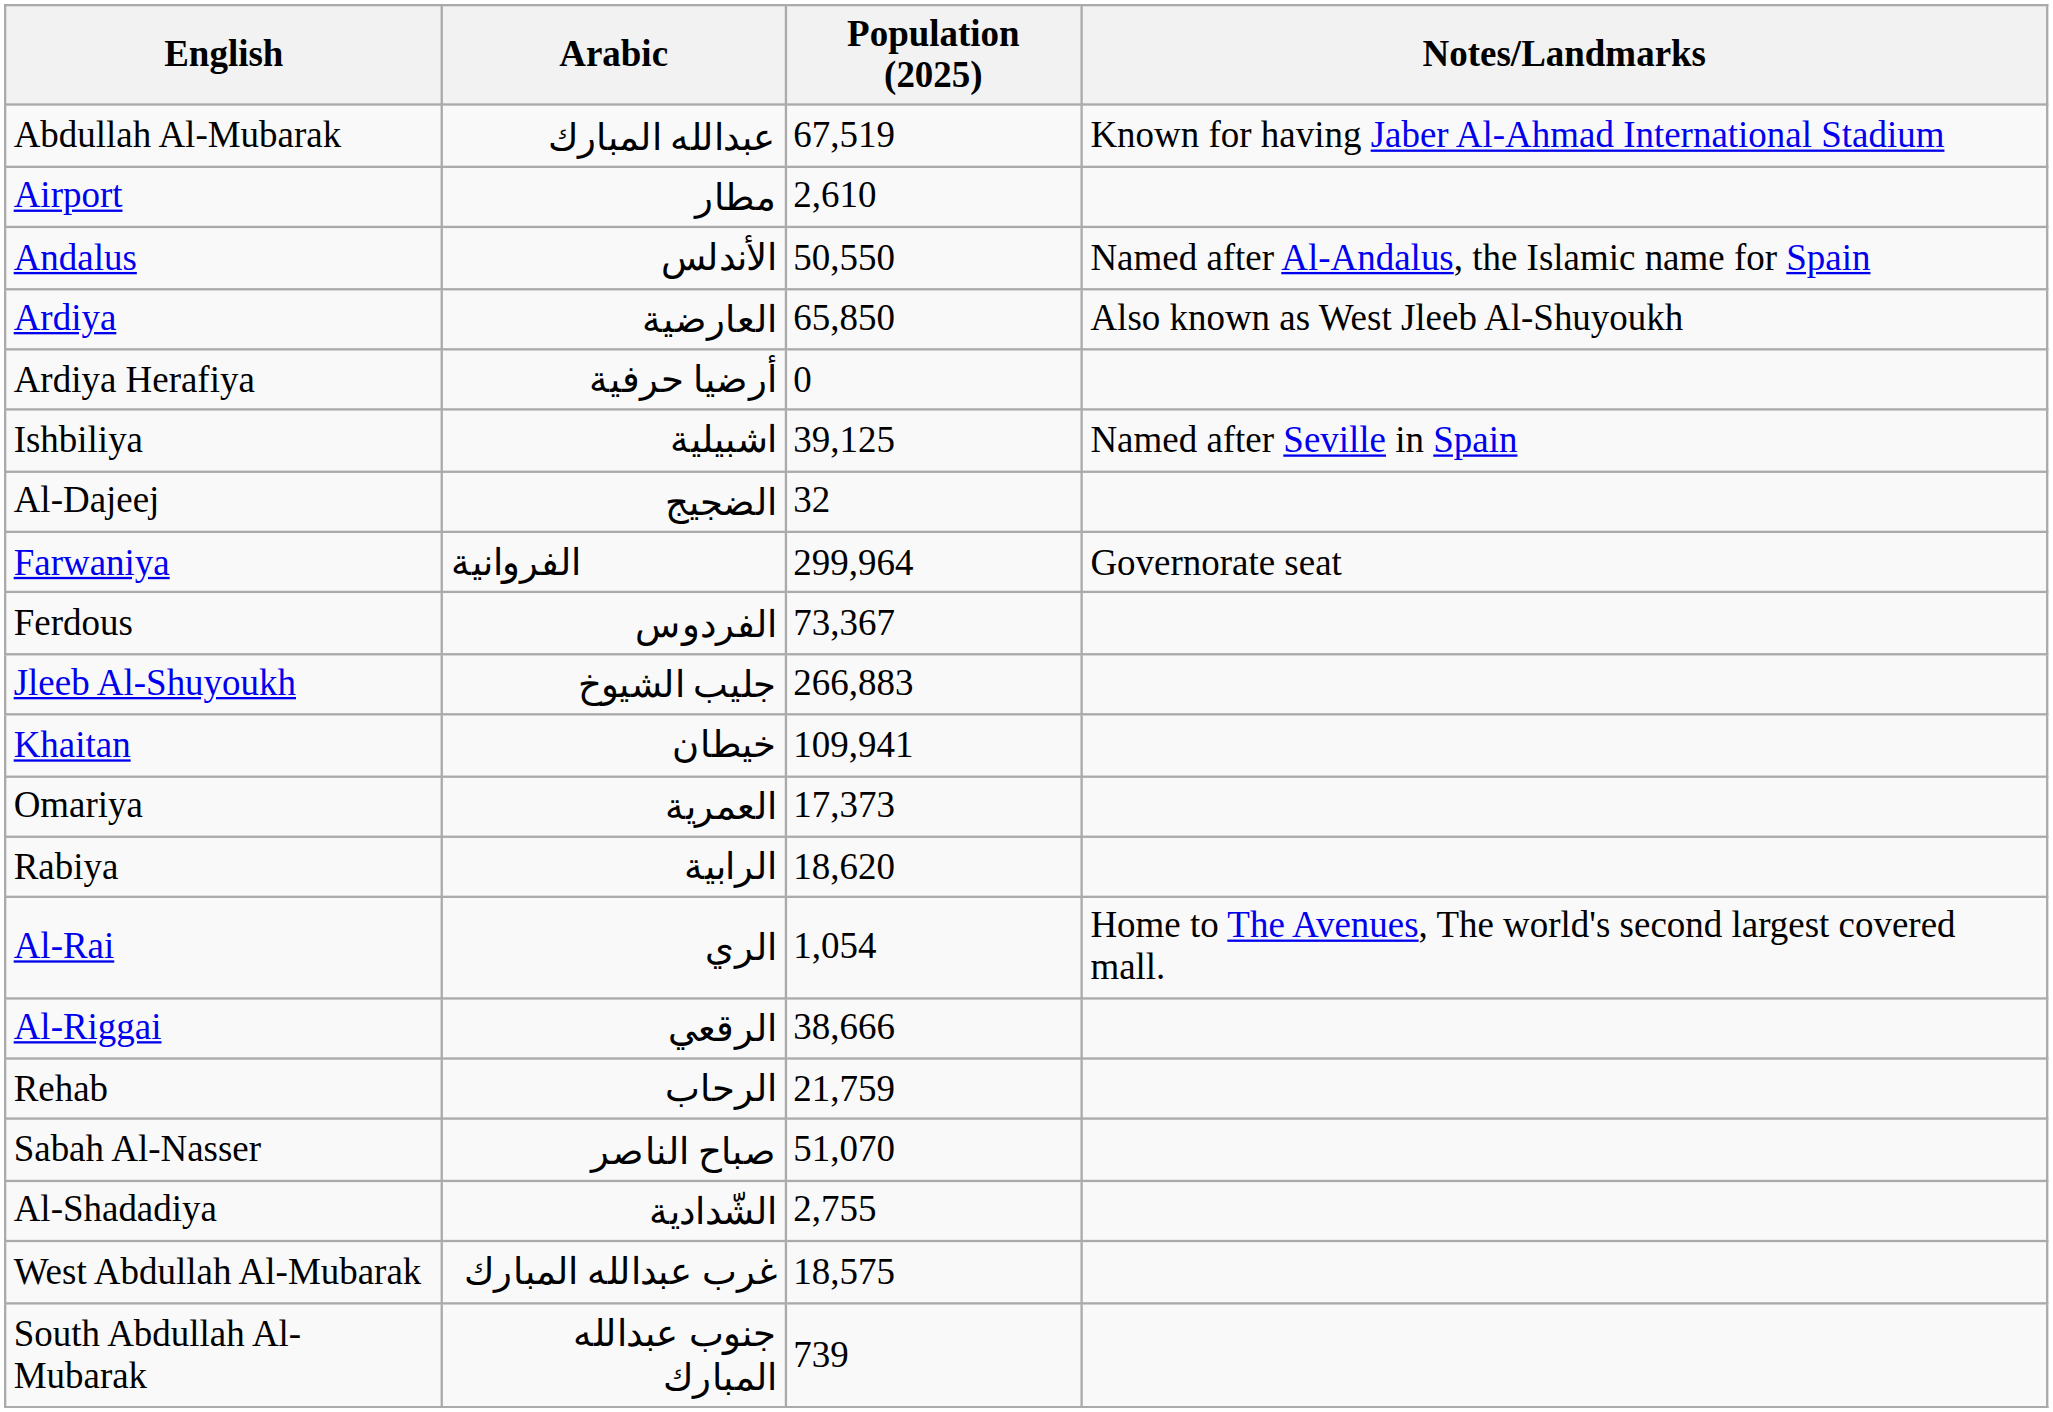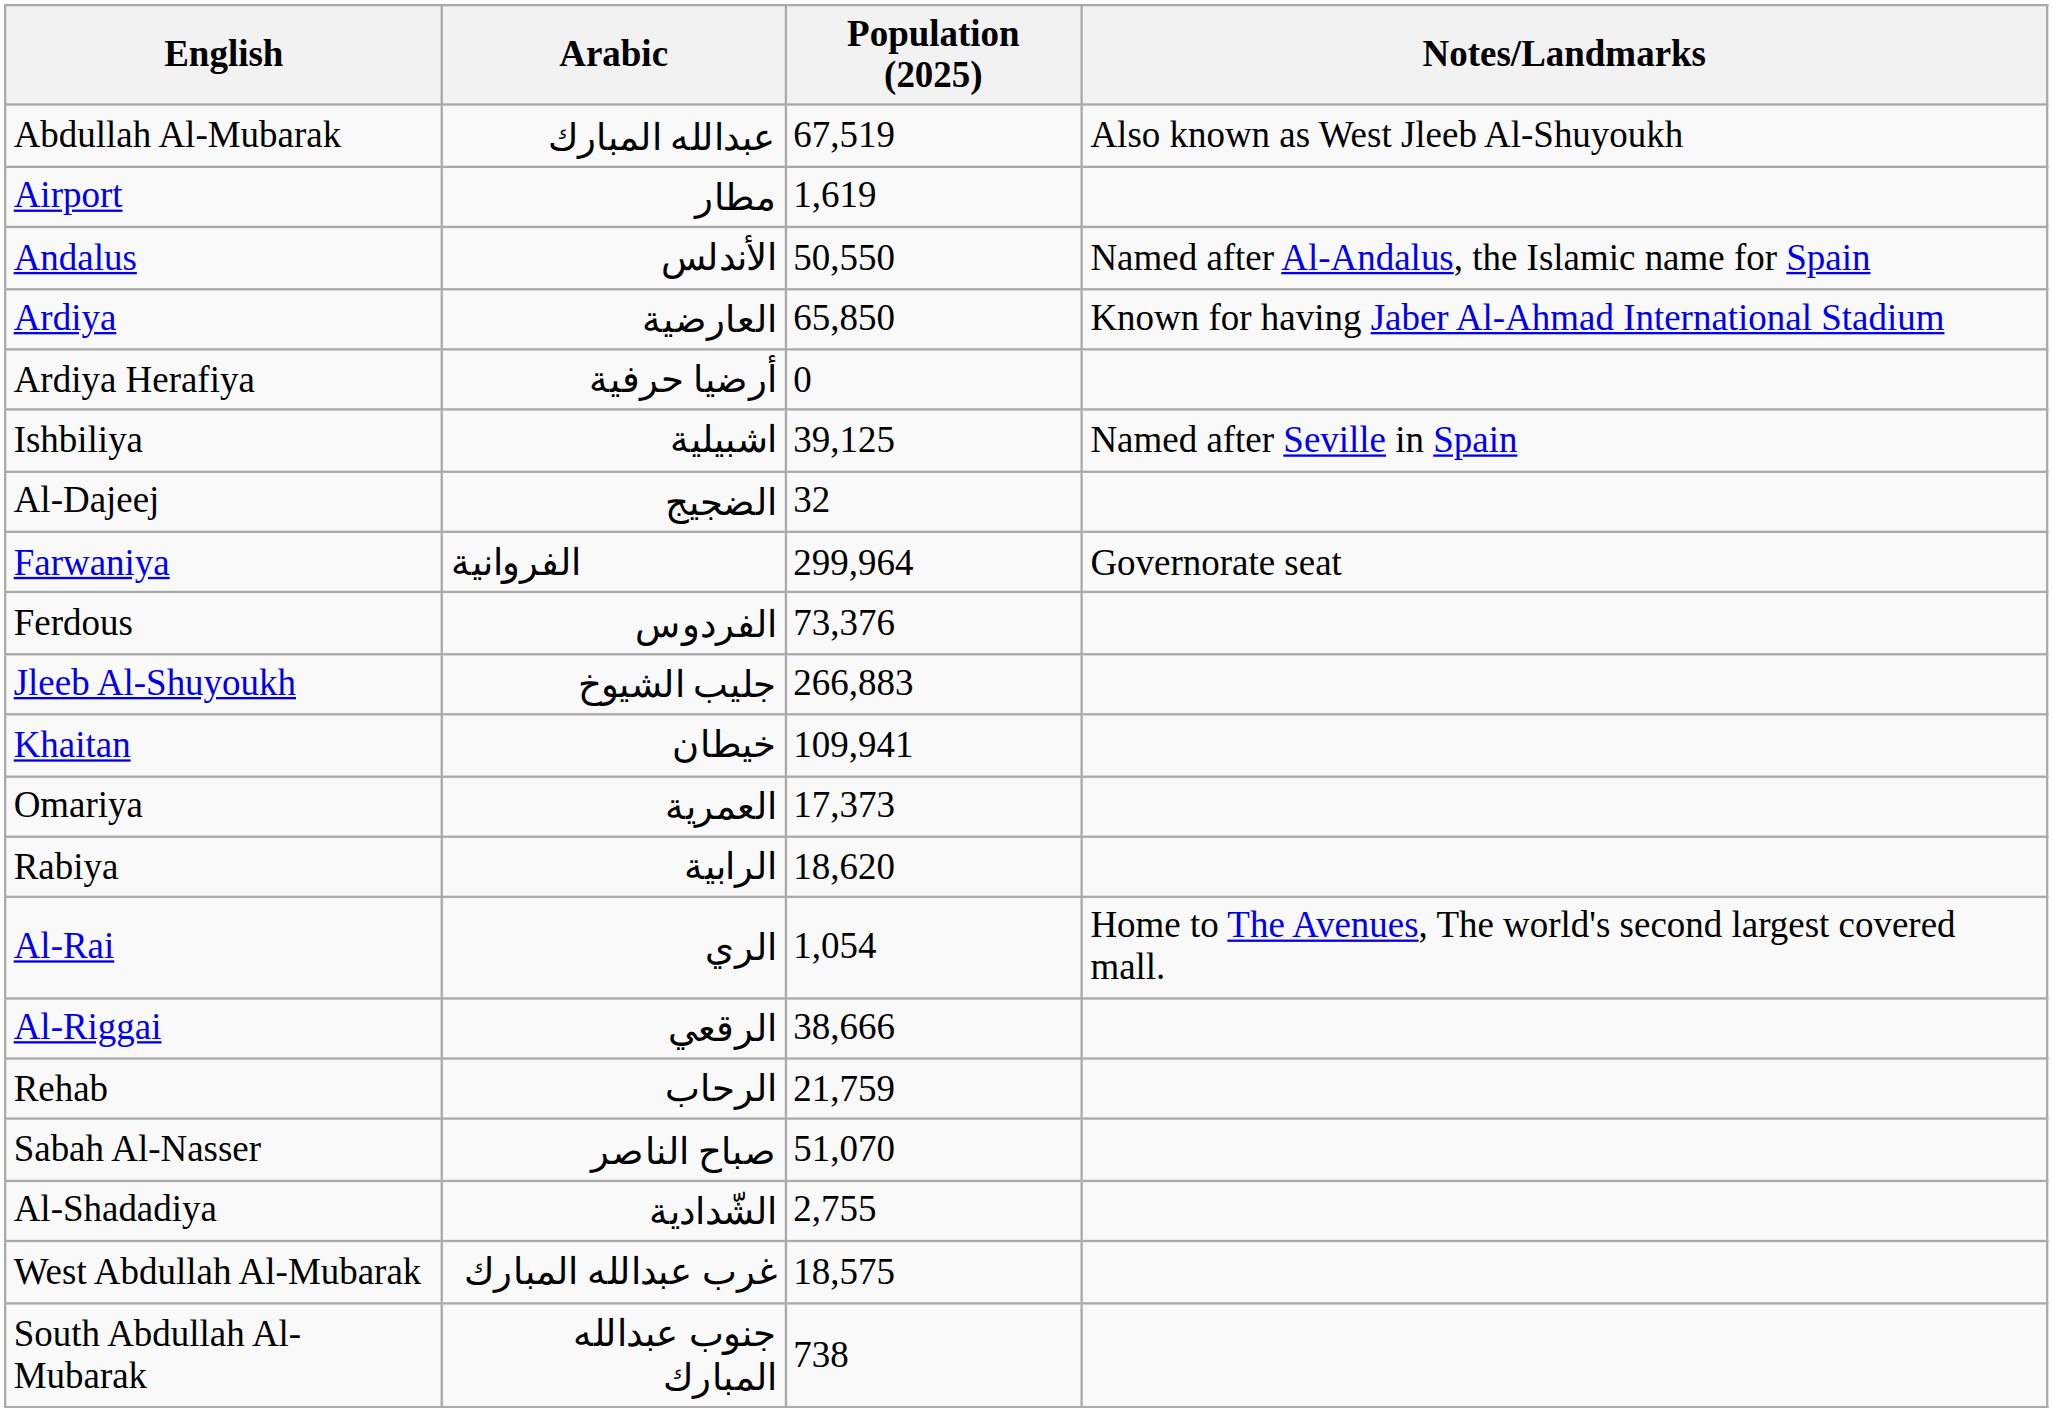(1517, 135) Known for having Jaber Al-Ahmad International Stadium -> (1387, 135) Also known as West Jleeb Al-Shuyoukh
(835, 196) 2,610 -> (835, 196) 1,619
(1387, 317) Also known as West Jleeb Al-Shuyoukh -> (1517, 317) Known for having Jaber Al-Ahmad International Stadium
(844, 622) 73,367 -> (844, 622) 73,376
(821, 1353) 739 -> (821, 1353) 738
